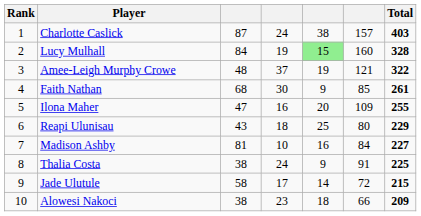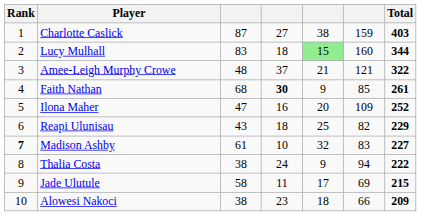(282, 32) 24 -> (282, 32) 27
(364, 32) 157 -> (364, 32) 159
(241, 51) 84 -> (241, 51) 83
(282, 51) 19 -> (282, 51) 18
(400, 51) 328 -> (400, 51) 344
(323, 70) 19 -> (323, 70) 21
(282, 88) normal -> (282, 88) bold
(400, 107) 255 -> (400, 107) 252
(364, 126) 80 -> (364, 126) 82
(21, 145) normal -> (21, 145) bold
(241, 145) 81 -> (241, 145) 61
(323, 145) 16 -> (323, 145) 32
(364, 145) 84 -> (364, 145) 83
(364, 164) 91 -> (364, 164) 94
(400, 164) 225 -> (400, 164) 222
(282, 182) 17 -> (282, 182) 11
(323, 182) 14 -> (323, 182) 17
(364, 182) 72 -> (364, 182) 69
